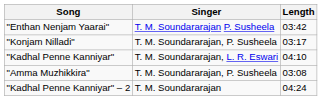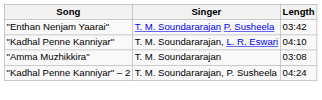- row: (41, 42)
(206, 73) T. M. Soundararajan, P. Susheela -> (178, 57) T. M. Soundararajan
(178, 88) T. M. Soundararajan -> (206, 73) T. M. Soundararajan, P. Susheela
